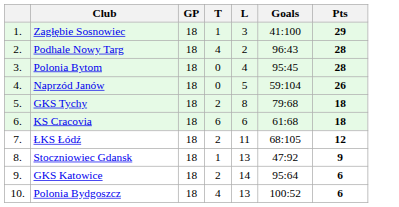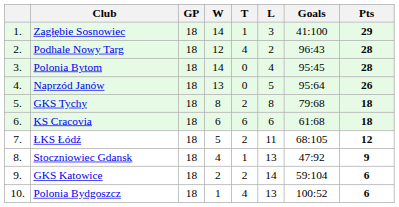+ column: (218, 13)
(285, 85) 59:104 -> (312, 85) 95:64
(285, 175) 95:64 -> (312, 175) 59:104
